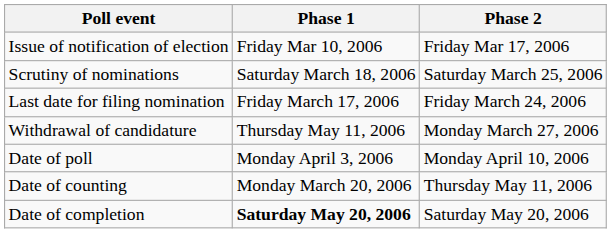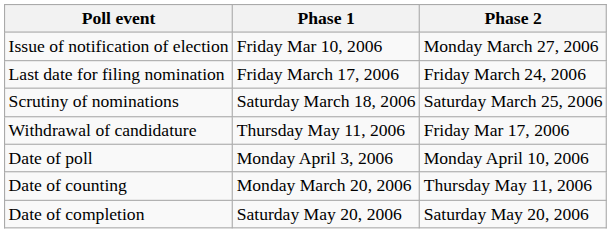(497, 46) Friday Mar 17, 2006 -> (511, 46) Monday March 27, 2006
rows swapped: (117, 102) <-> (94, 74)
(511, 130) Monday March 27, 2006 -> (497, 130) Friday Mar 17, 2006
(324, 213) bold -> (319, 213) normal
